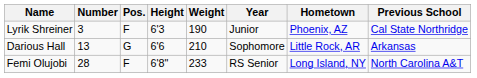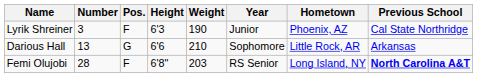(198, 64) 233 -> (198, 64) 203
(417, 64) normal -> (420, 64) bold
